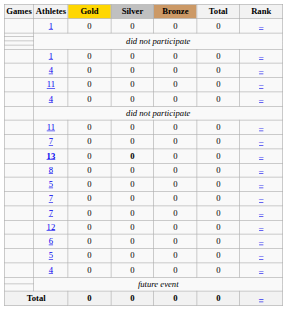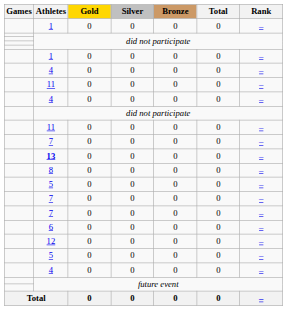(132, 156) bold -> (132, 156) normal
rows swapped: (51, 241) <-> (51, 227)
